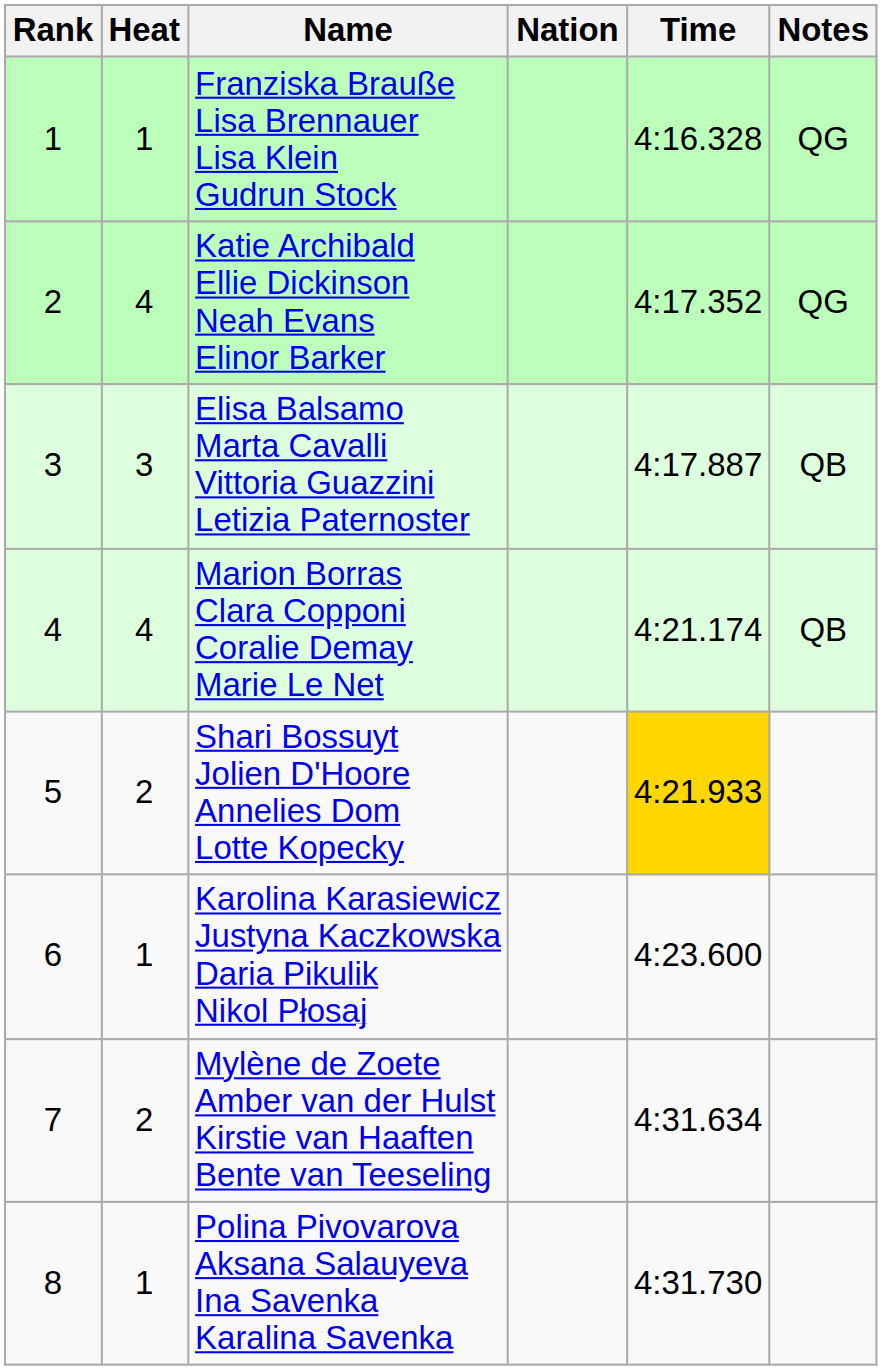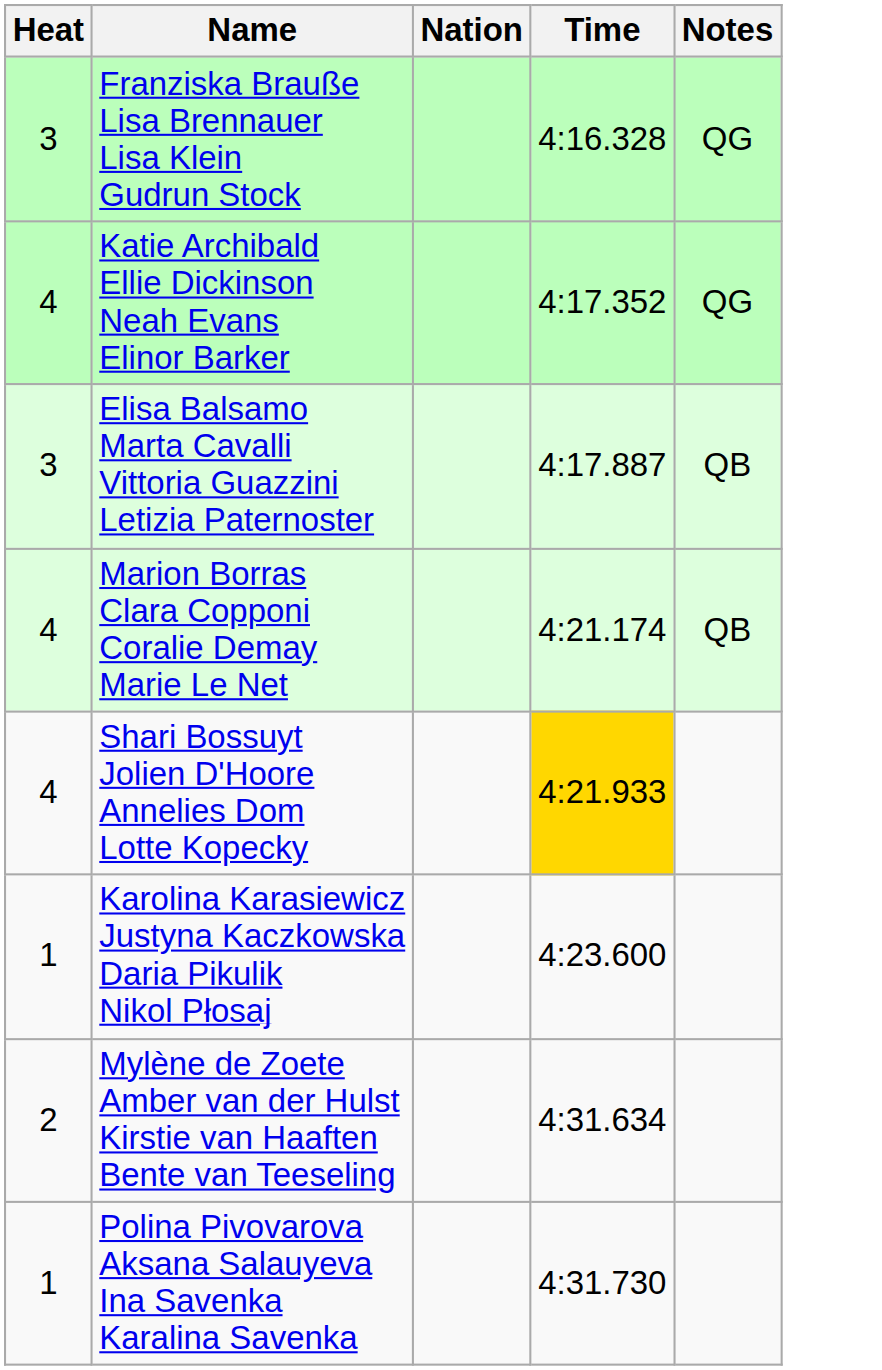- column: (53, 30)
(144, 138) 1 -> (48, 138) 3
(144, 792) 2 -> (48, 792) 4
